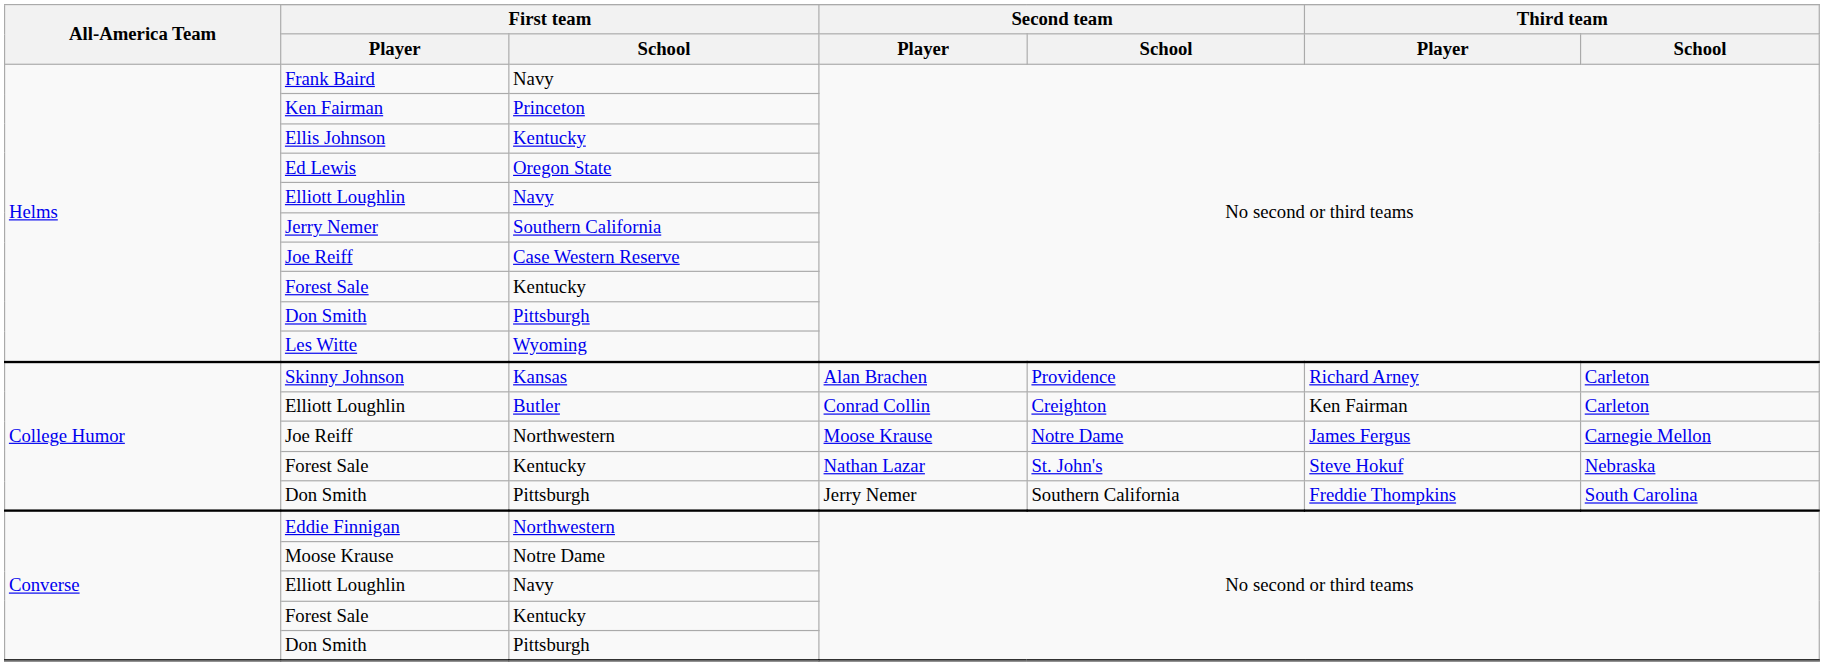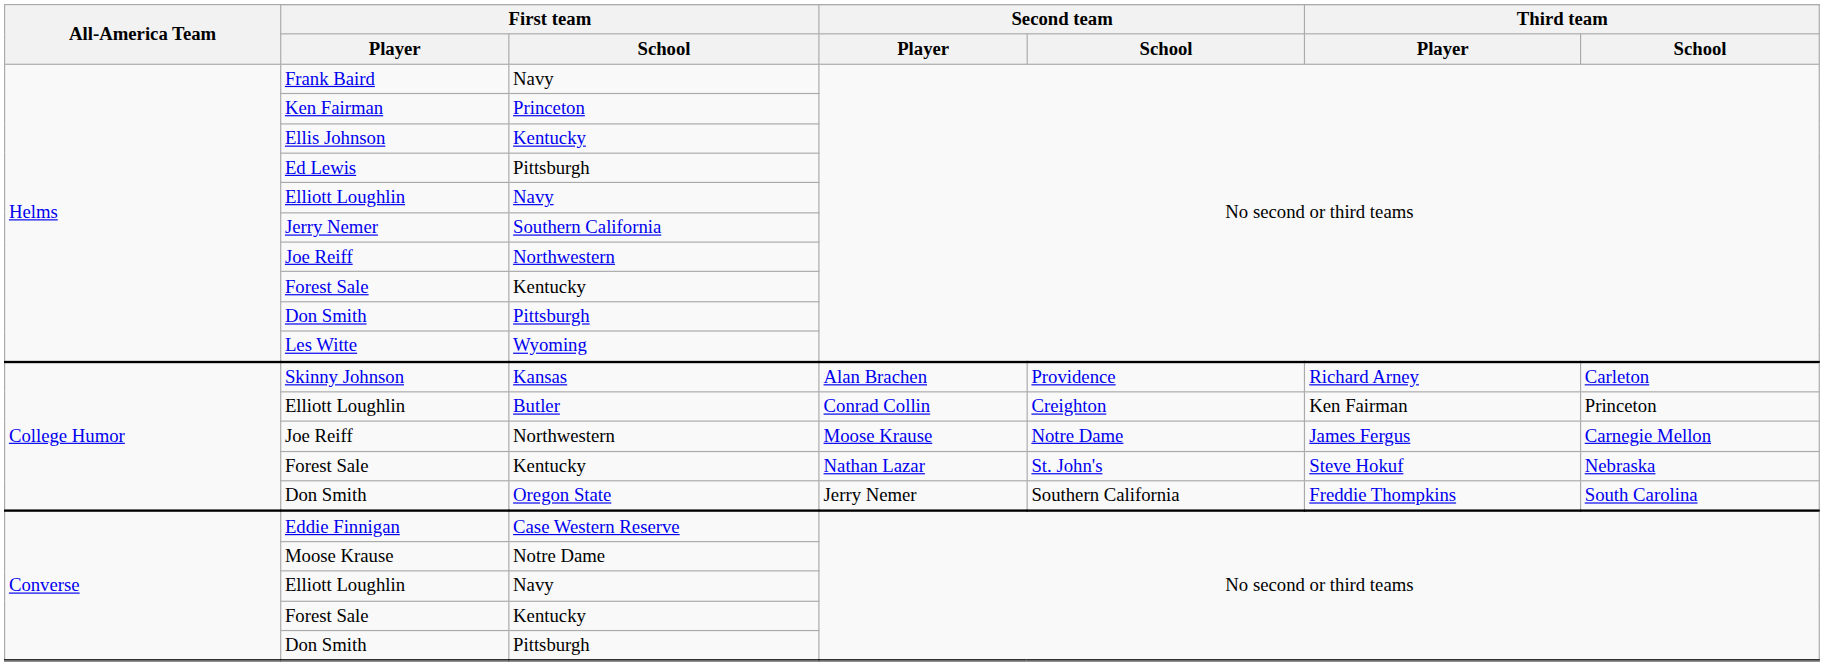(562, 167) Oregon State -> (551, 167) Pittsburgh
(596, 256) Case Western Reserve -> (564, 256) Northwestern
(1617, 406) Carleton -> (1621, 406) Princeton
(551, 495) Pittsburgh -> (562, 495) Oregon State
(564, 526) Northwestern -> (596, 526) Case Western Reserve
